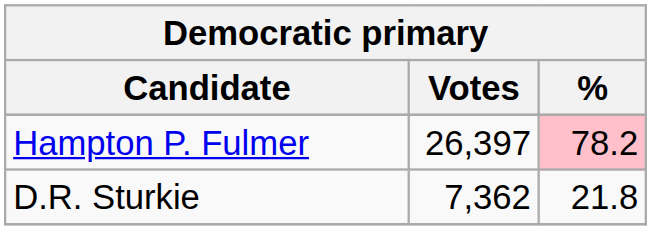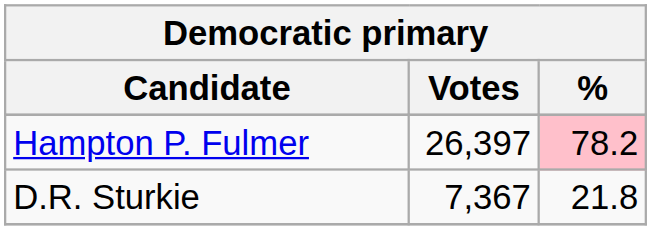(488, 198) 7,362 -> (488, 198) 7,367
